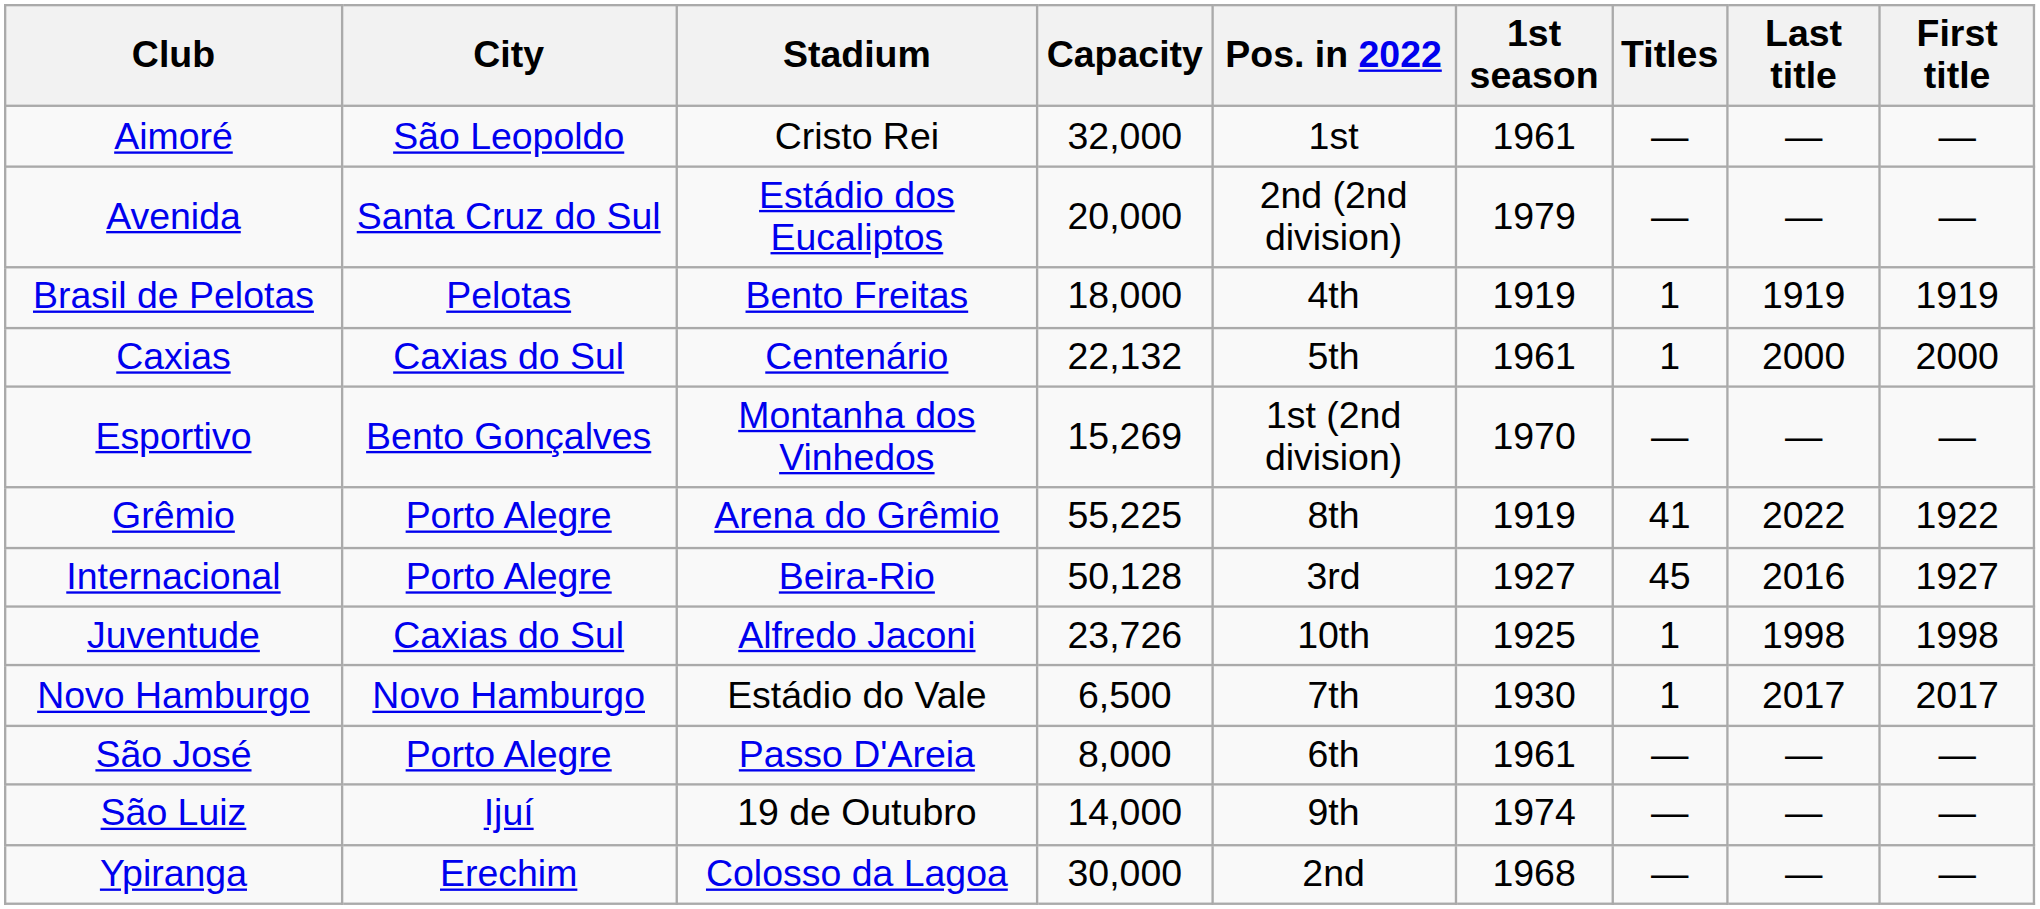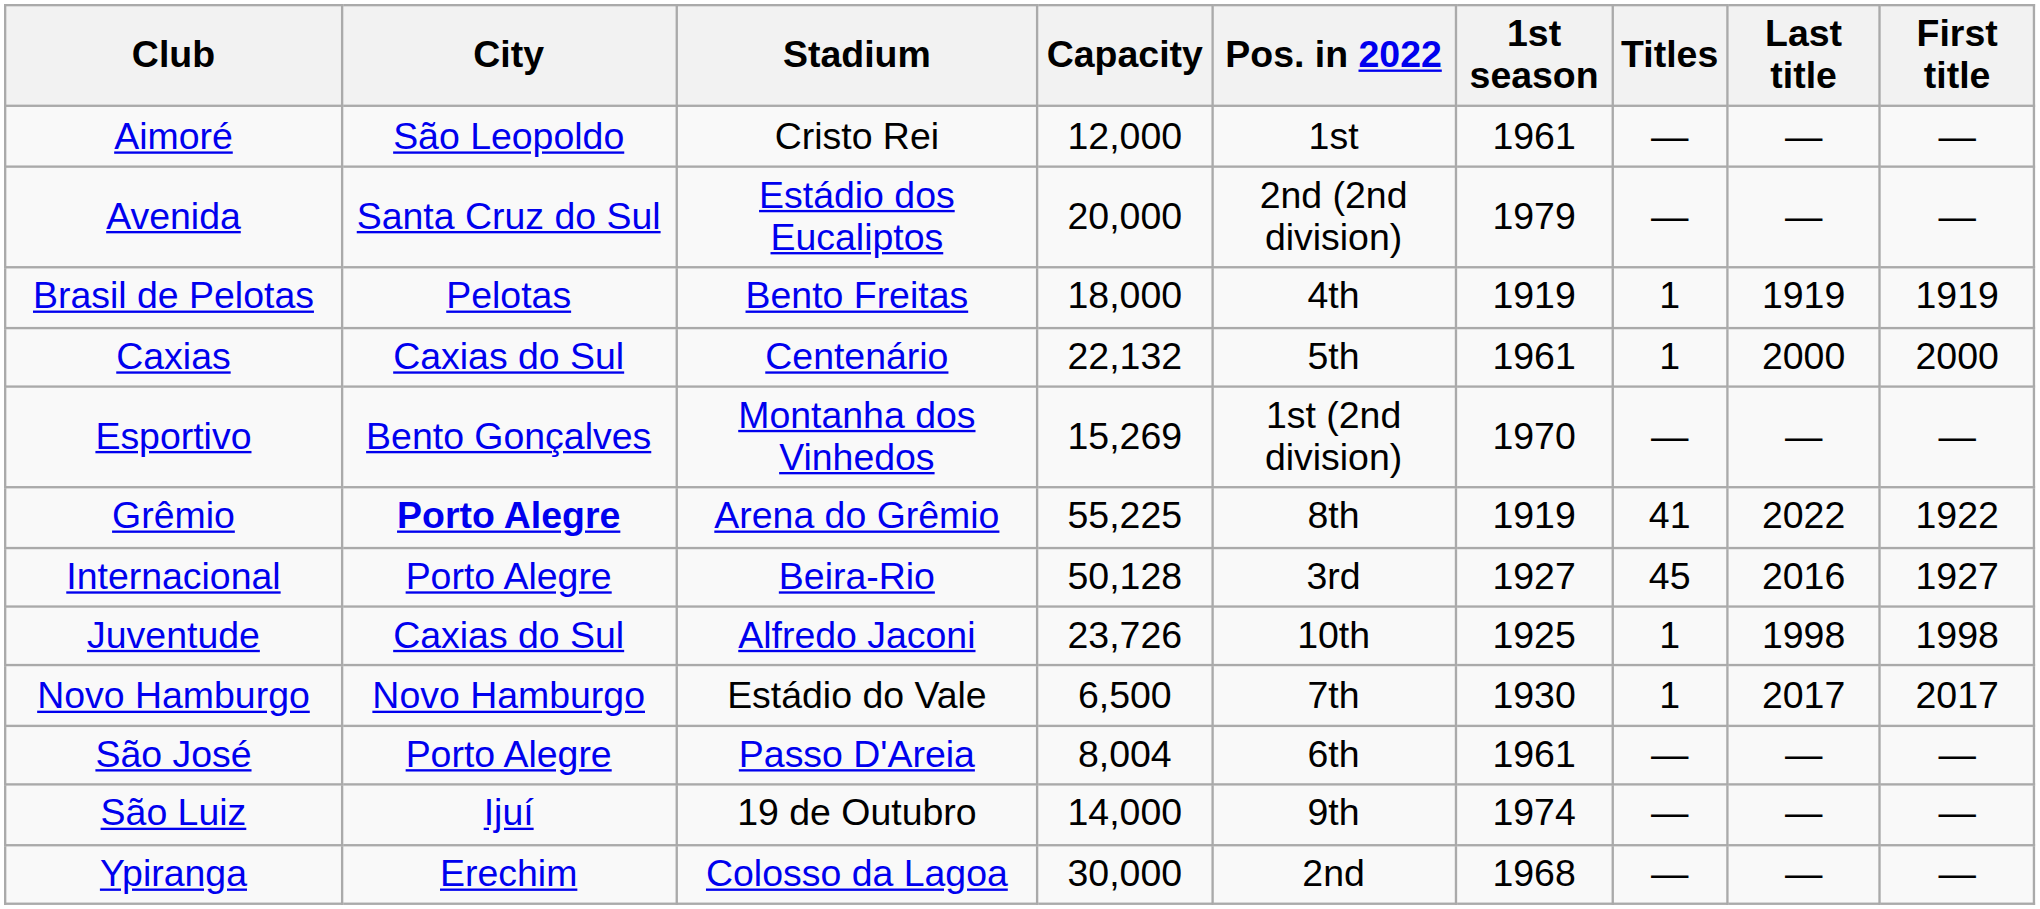(1125, 135) 32,000 -> (1125, 135) 12,000
(509, 516) normal -> (509, 516) bold
(1125, 754) 8,000 -> (1125, 754) 8,004
